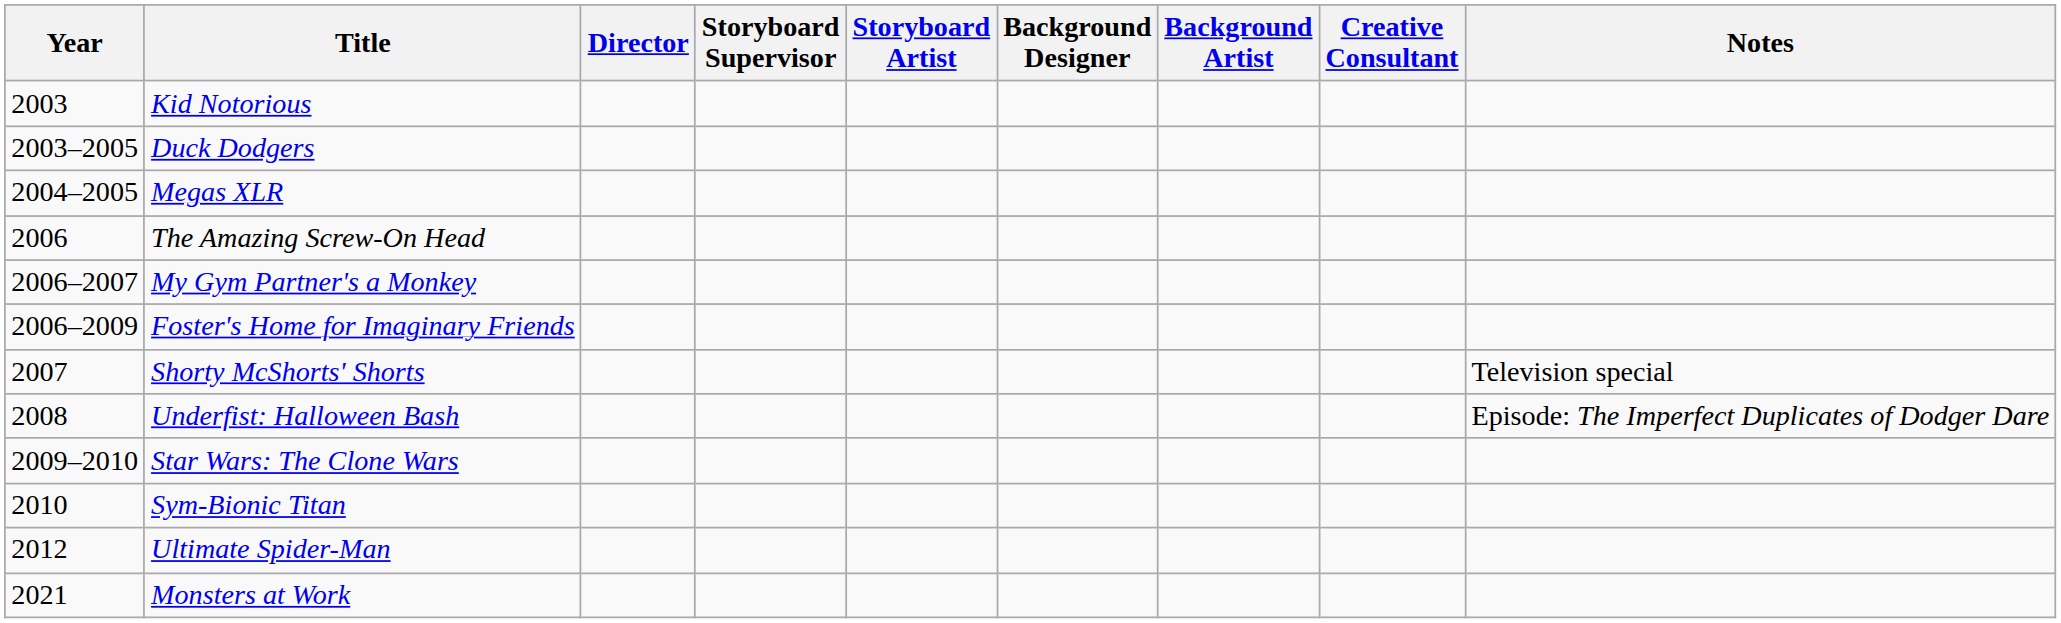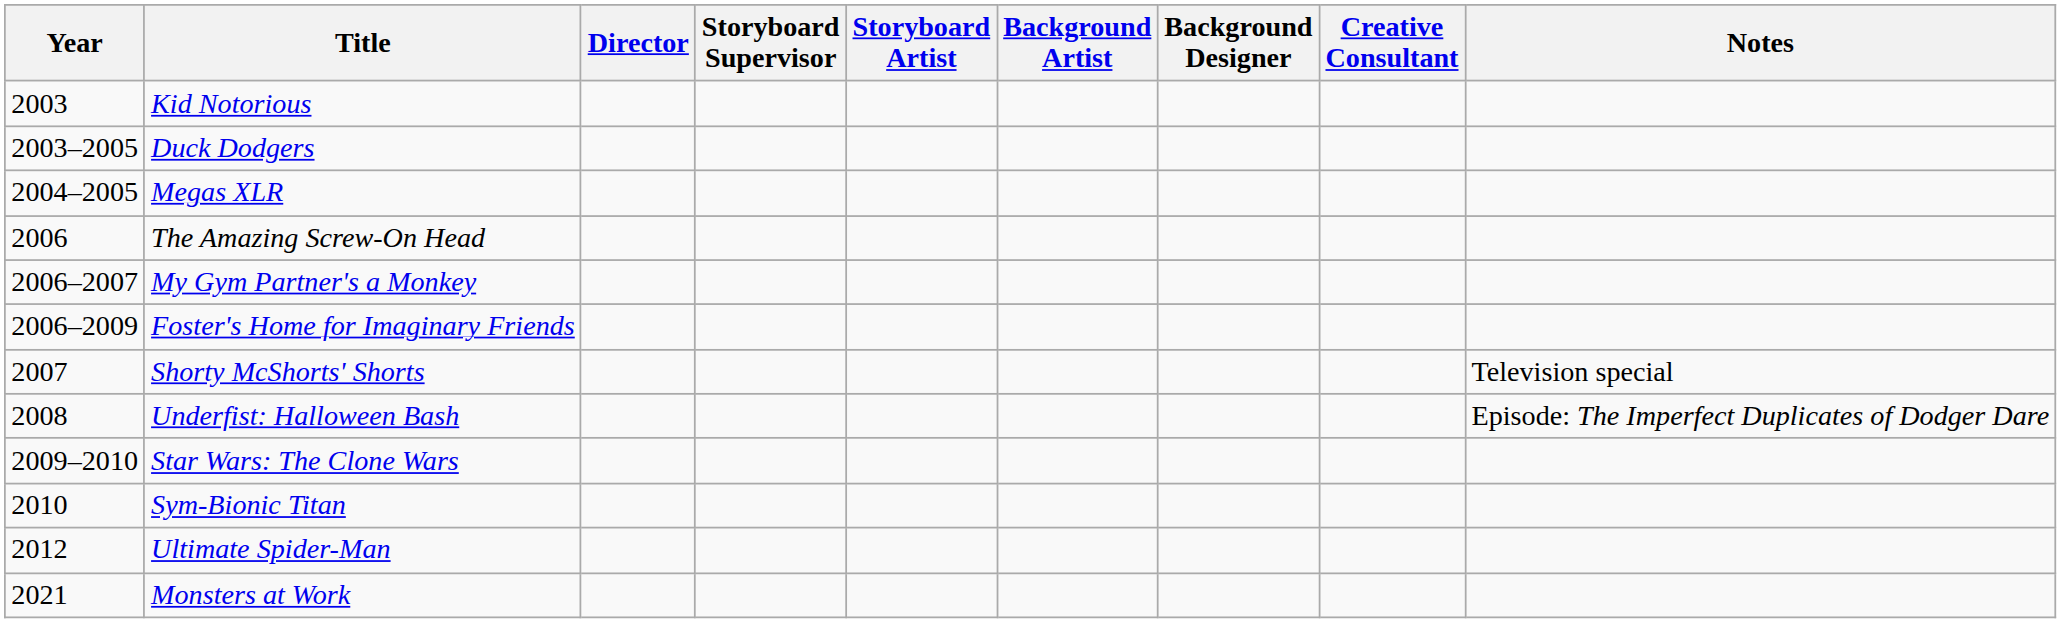columns swapped: (1238, 42) <-> (1077, 42)
